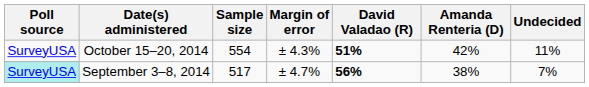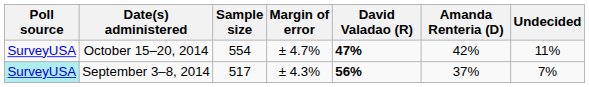(299, 51) ± 4.3% -> (299, 51) ± 4.7%
(349, 51) 51% -> (349, 51) 47%
(299, 72) ± 4.7% -> (299, 72) ± 4.3%
(466, 72) 38% -> (466, 72) 37%
